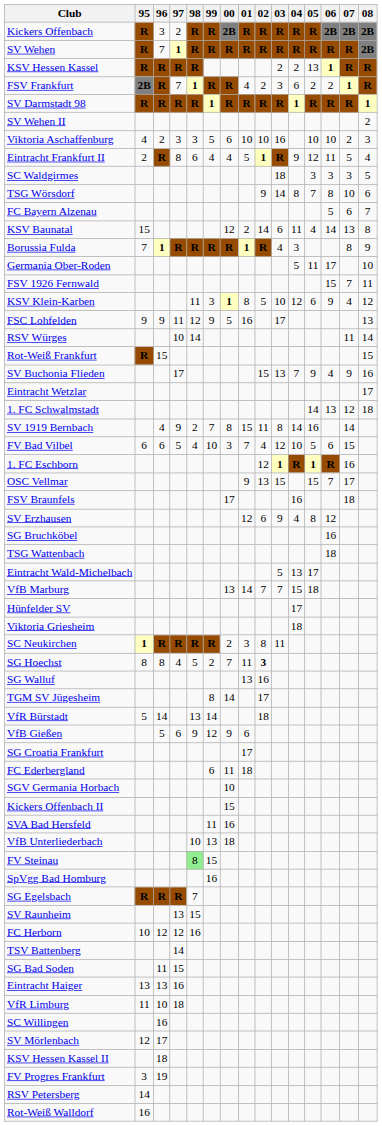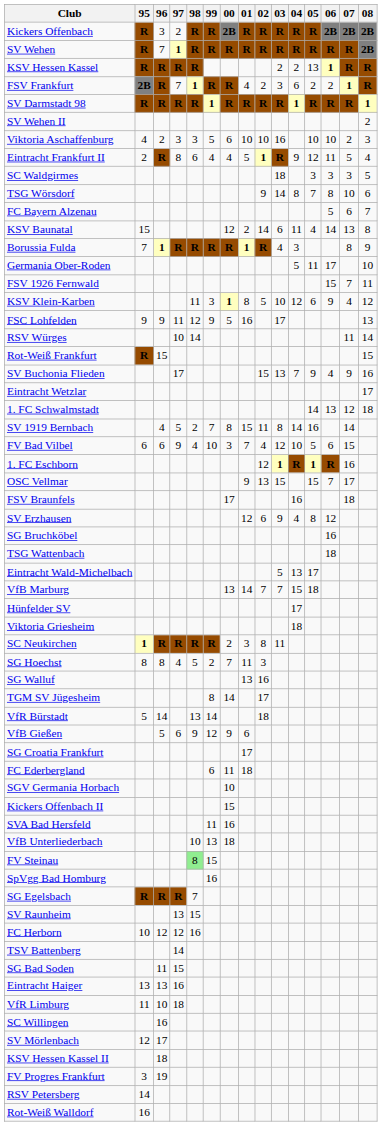(178, 427) 9 -> (178, 427) 5
(178, 445) 5 -> (178, 445) 9
(263, 662) bold -> (263, 662) normal
